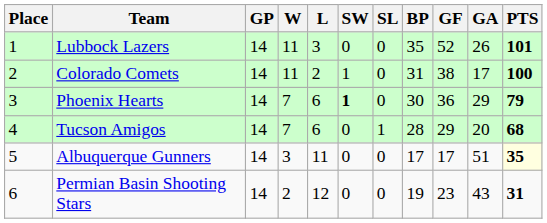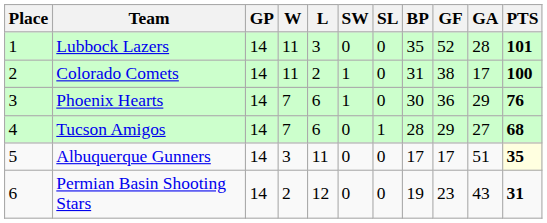(481, 45) 26 -> (481, 45) 28
(346, 101) bold -> (346, 101) normal
(515, 101) 79 -> (515, 101) 76
(481, 128) 20 -> (481, 128) 27
